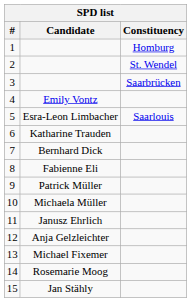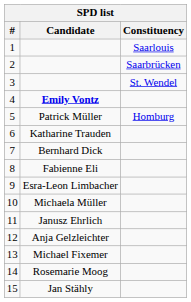(153, 47) Homburg -> (153, 47) Saarlouis
(153, 64) St. Wendel -> (153, 64) Saarbrücken
(153, 82) Saarbrücken -> (153, 82) St. Wendel
(70, 99) normal -> (70, 99) bold
(70, 116) Esra-Leon Limbacher -> (70, 116) Patrick Müller
(153, 116) Saarlouis -> (153, 116) Homburg
(70, 185) Patrick Müller -> (70, 185) Esra-Leon Limbacher
